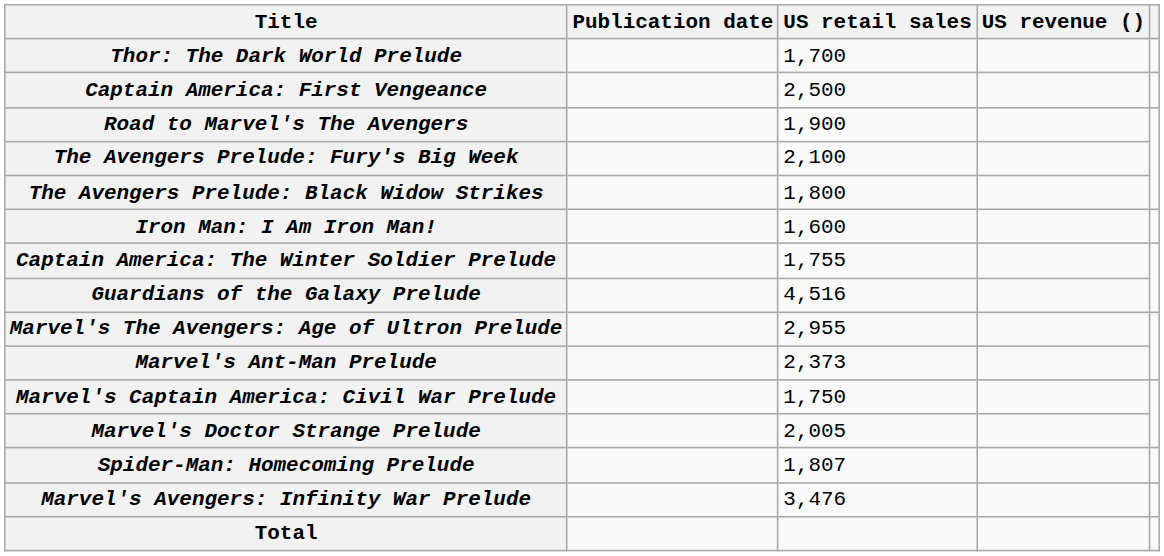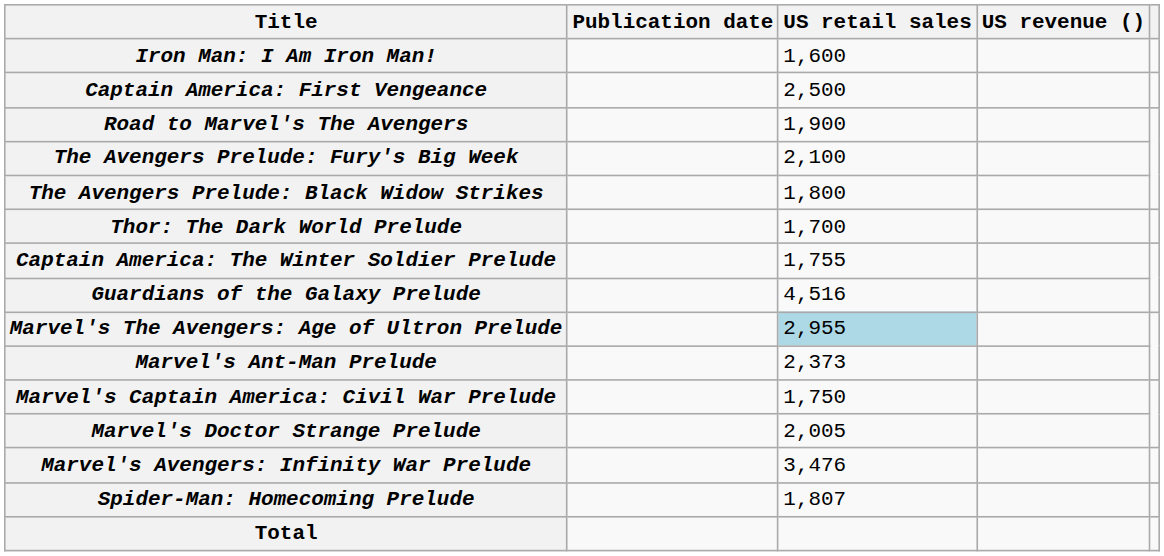rows swapped: (286, 227) <-> (286, 56)
(815, 329) no background -> (815, 329) lightblue background
rows swapped: (286, 465) <-> (286, 499)
